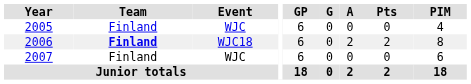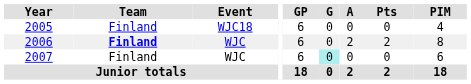(235, 27) WJC -> (235, 27) WJC18
(235, 42) WJC18 -> (235, 42) WJC
(329, 57) no background -> (329, 57) paleturquoise background
